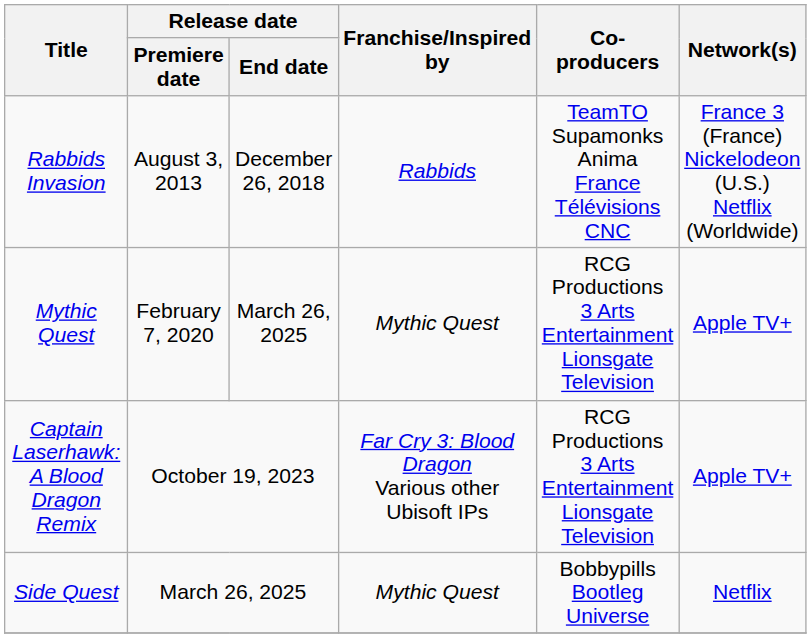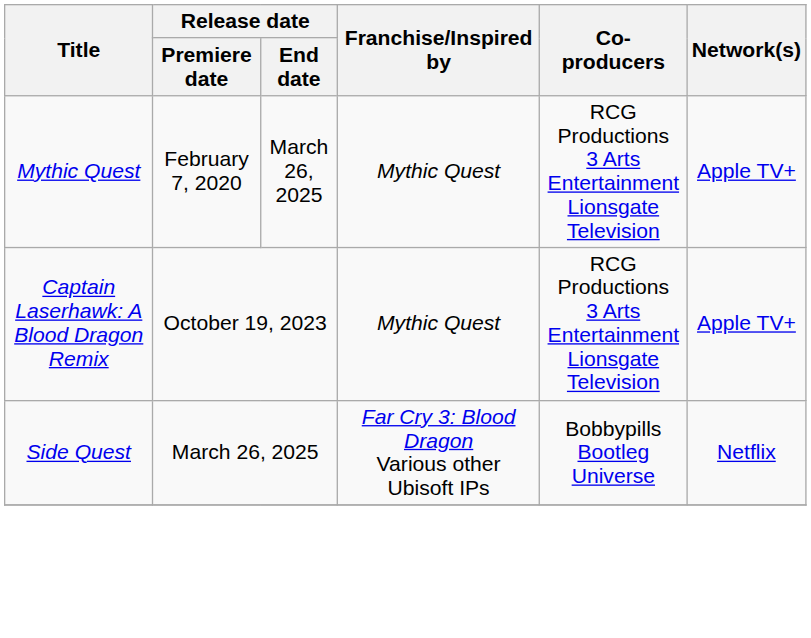- row: (66, 171)
(437, 475) Far Cry 3: Blood Dragon Various other Ubisoft IPs -> (439, 323) Mythic Quest
(437, 592) Mythic Quest -> (439, 452) Far Cry 3: Blood Dragon Various other Ubisoft IPs
